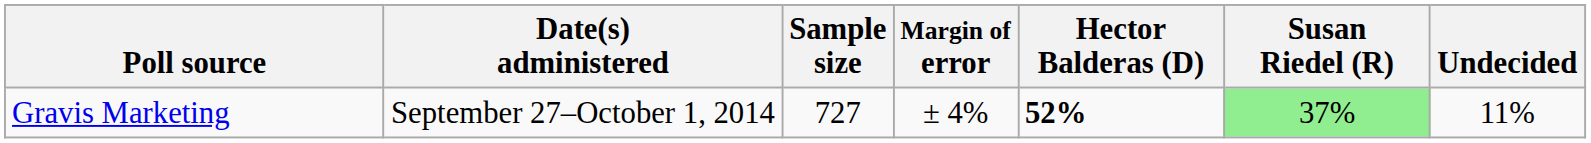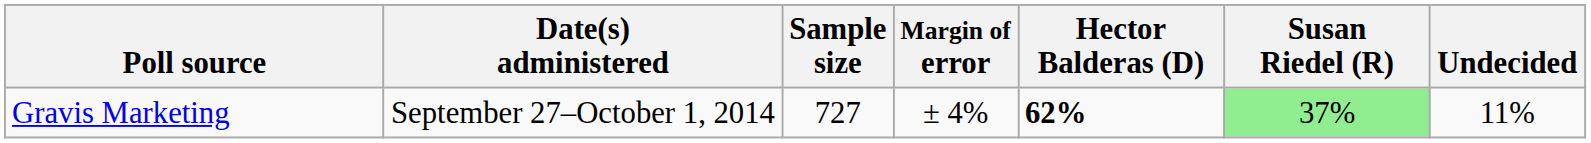(1056, 112) 52% -> (1056, 112) 62%
